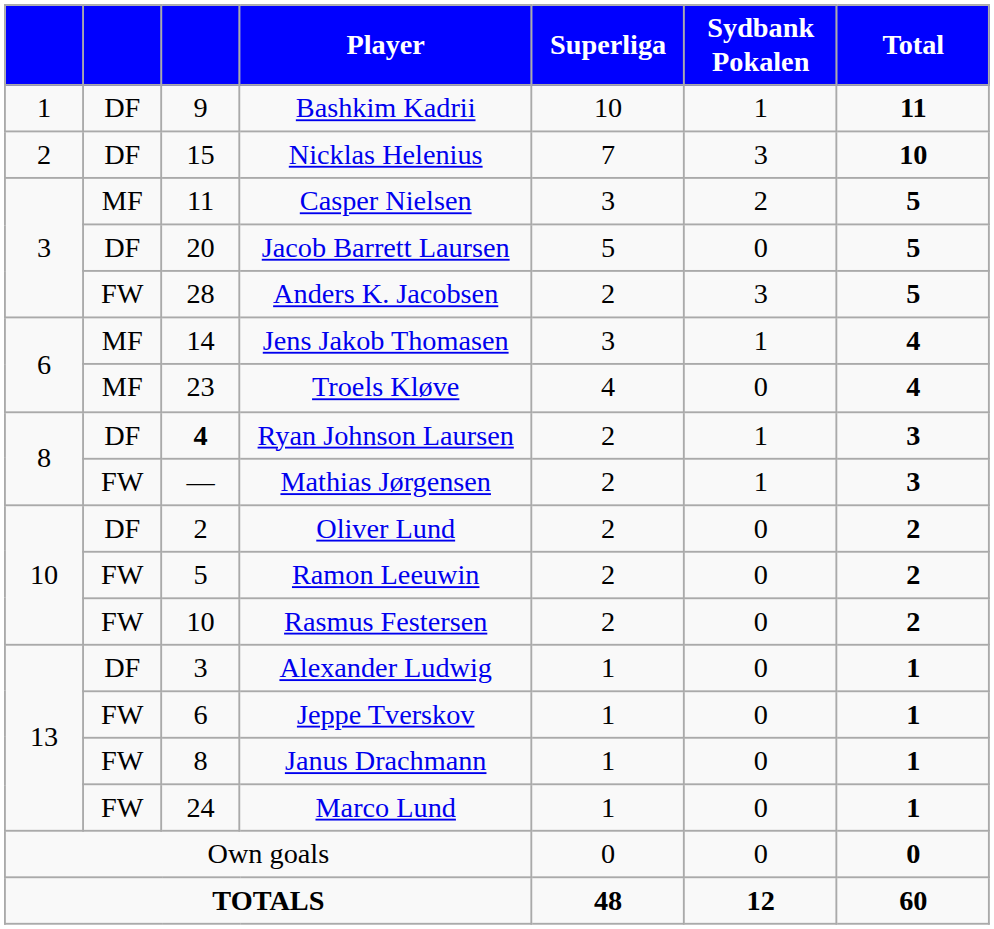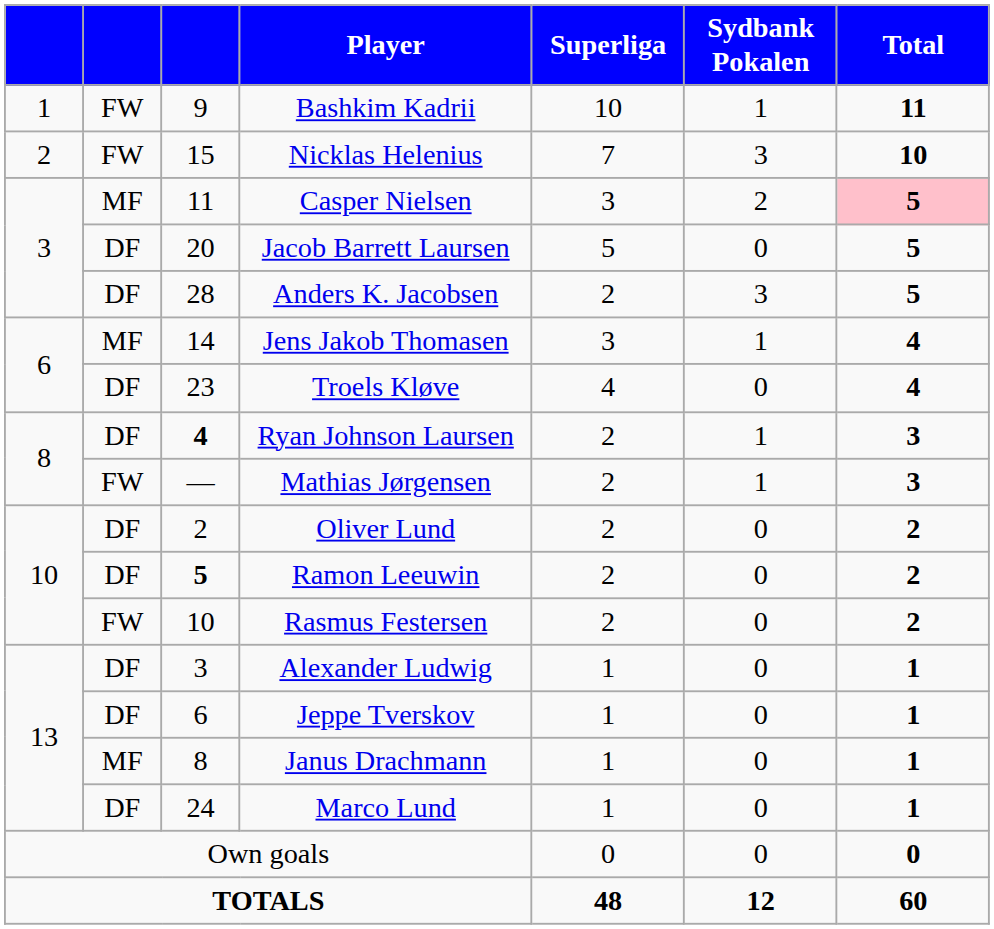(122, 108) DF -> (122, 108) FW
(122, 154) DF -> (122, 154) FW
(913, 201) no background -> (913, 201) pink background
(122, 294) FW -> (122, 294) DF
(122, 387) MF -> (122, 387) DF
(122, 574) FW -> (122, 574) DF
(201, 574) normal -> (201, 574) bold
(122, 714) FW -> (122, 714) DF
(122, 760) FW -> (122, 760) MF
(122, 807) FW -> (122, 807) DF
